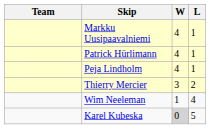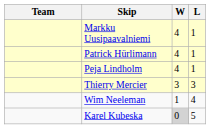(193, 85) 2 -> (193, 85) 3
